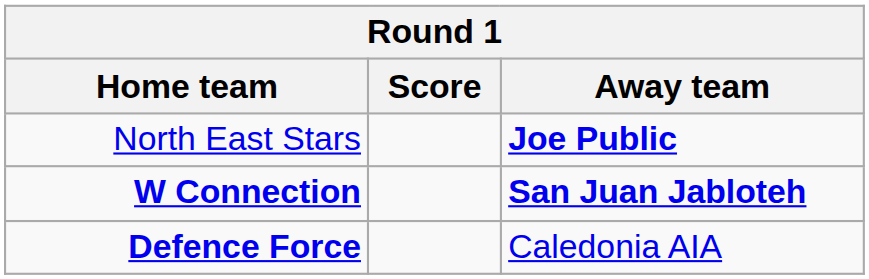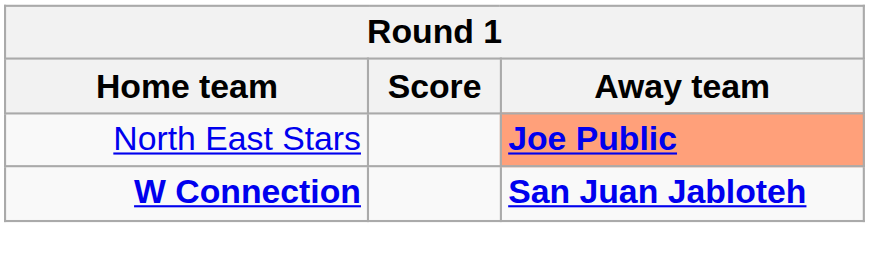(593, 139) no background -> (593, 139) lightsalmon background
- row: (245, 246)
